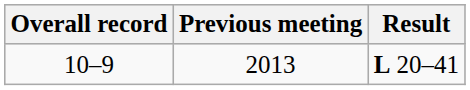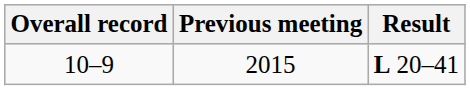(271, 63) 2013 -> (271, 63) 2015
